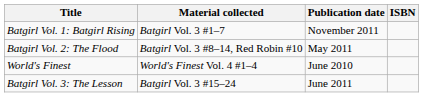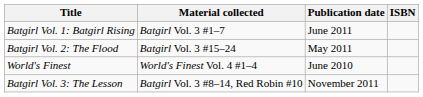(343, 30) November 2011 -> (330, 30) June 2011
(221, 48) Batgirl Vol. 3 #8–14, Red Robin #10 -> (188, 48) Batgirl Vol. 3 #15–24
(188, 83) Batgirl Vol. 3 #15–24 -> (221, 83) Batgirl Vol. 3 #8–14, Red Robin #10
(330, 83) June 2011 -> (343, 83) November 2011
